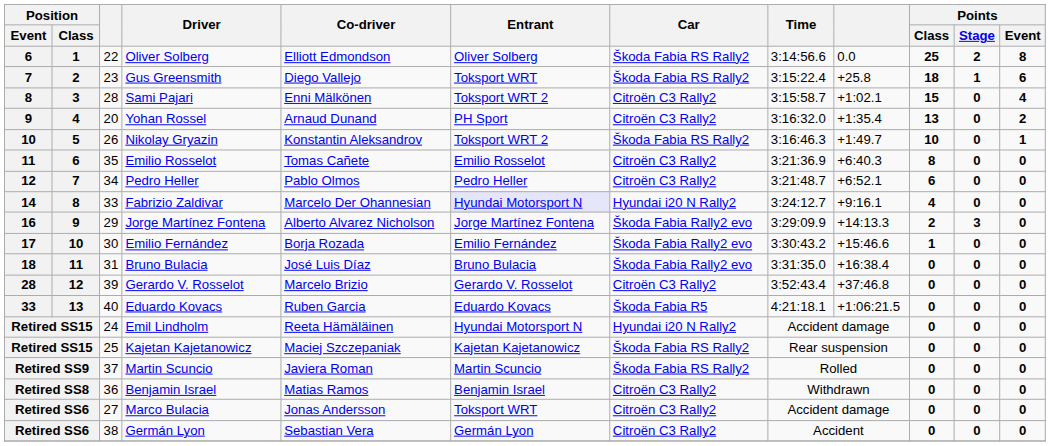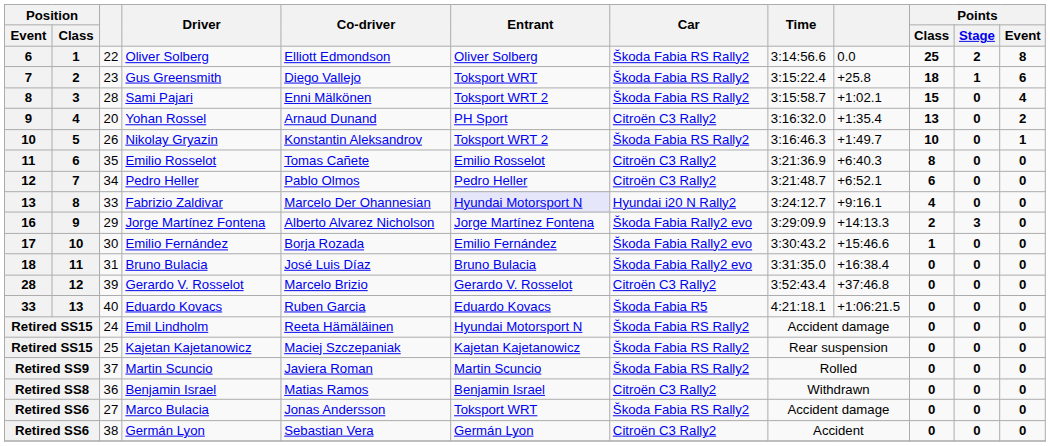(665, 98) Citroën C3 Rally2 -> (681, 98) Škoda Fabia RS Rally2
(28, 202) 14 -> (28, 202) 13
(674, 326) Hyundai i20 N Rally2 -> (681, 326) Škoda Fabia RS Rally2
(665, 410) Citroën C3 Rally2 -> (681, 410) Škoda Fabia RS Rally2
